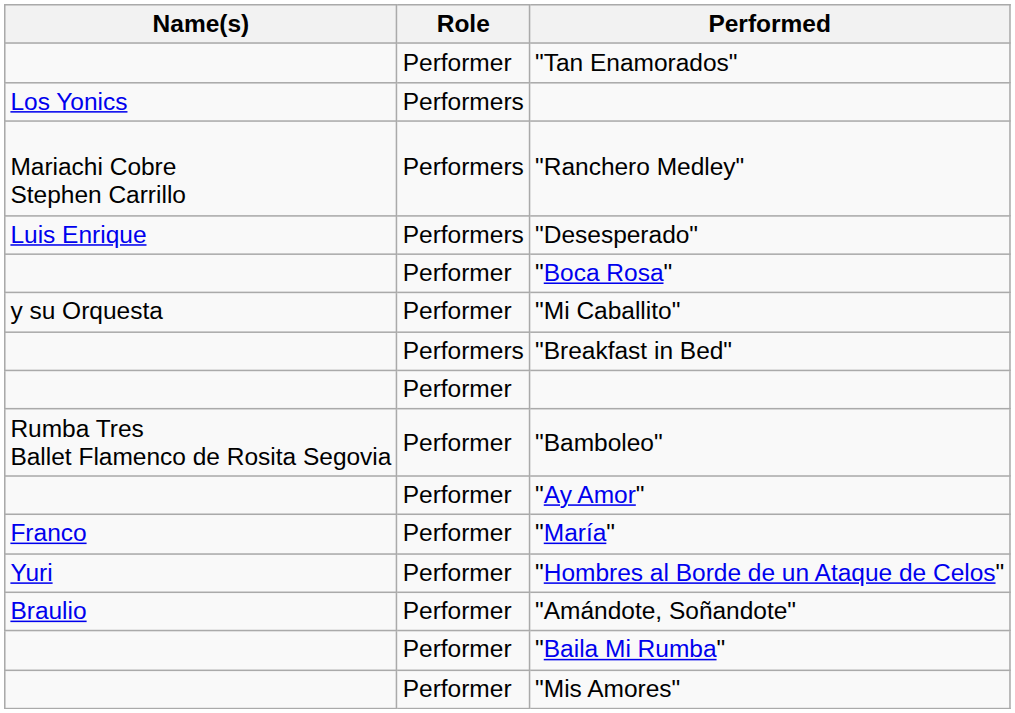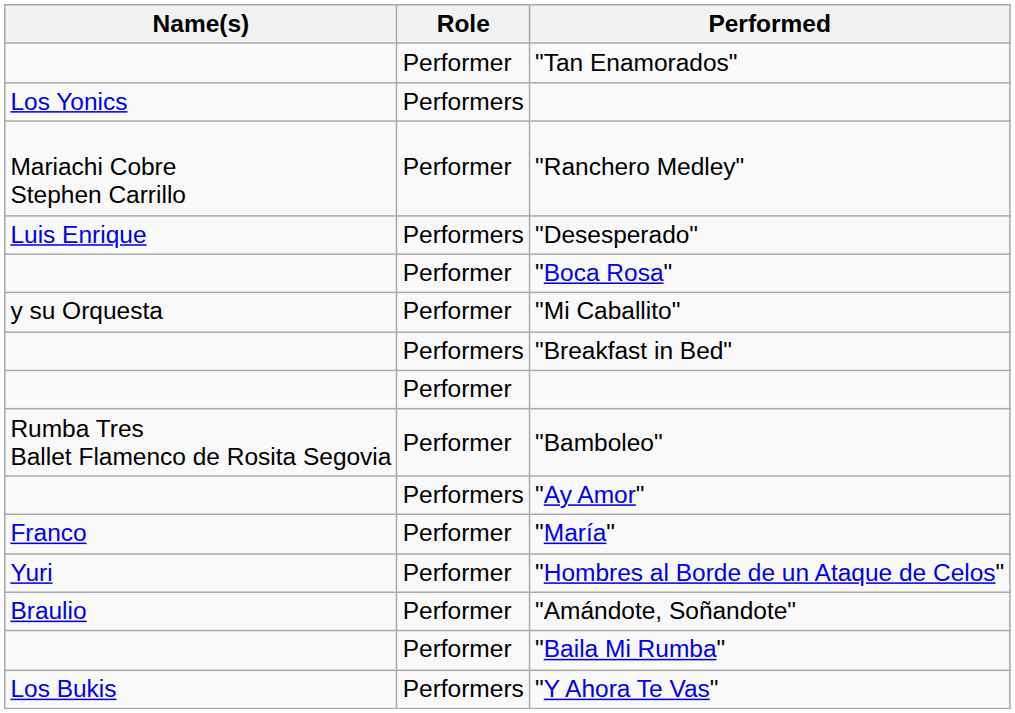(463, 167) Performers -> (457, 167) Performer
(457, 494) Performer -> (463, 494) Performers
+ row: (63, 688)
- row: (201, 689)
